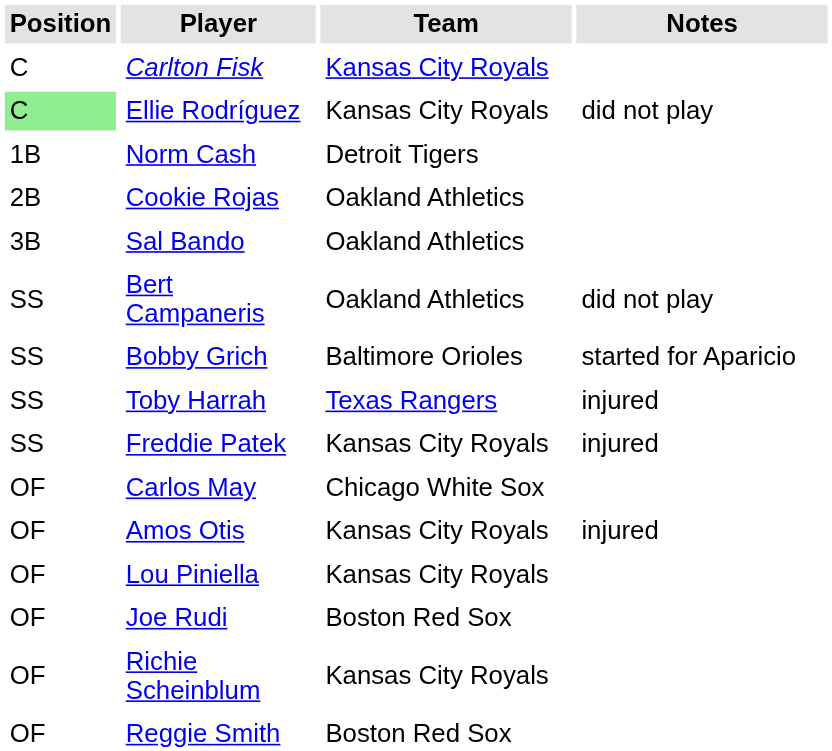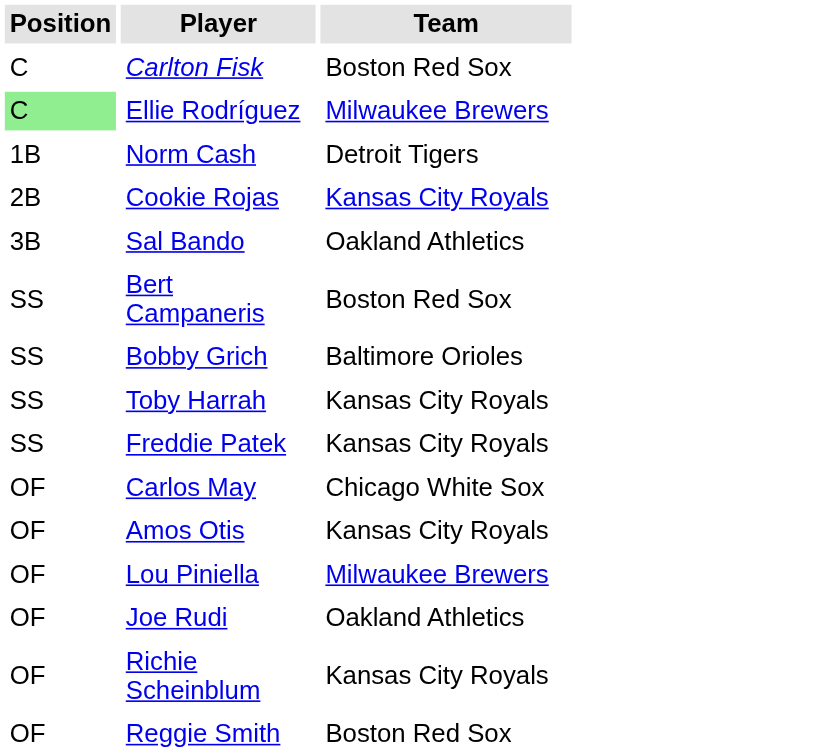- column: (702, 23)
(437, 67) Kansas City Royals -> (418, 67) Boston Red Sox
(437, 110) Kansas City Royals -> (437, 110) Milwaukee Brewers
(425, 197) Oakland Athletics -> (437, 197) Kansas City Royals
(425, 299) Oakland Athletics -> (418, 299) Boston Red Sox
(411, 400) Texas Rangers -> (437, 400) Kansas City Royals
(437, 574) Kansas City Royals -> (437, 574) Milwaukee Brewers
(418, 617) Boston Red Sox -> (425, 617) Oakland Athletics
